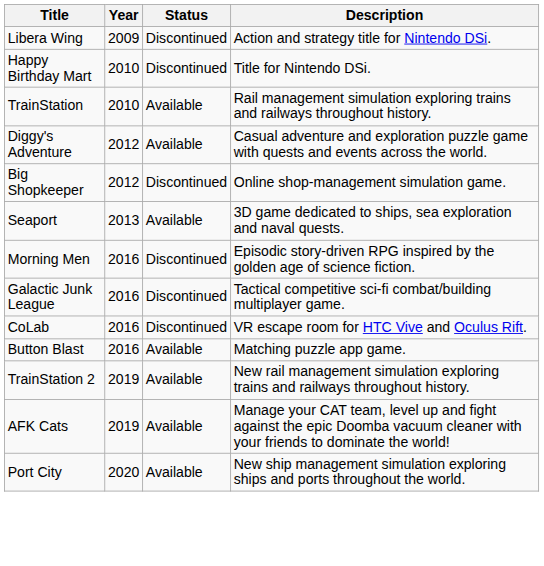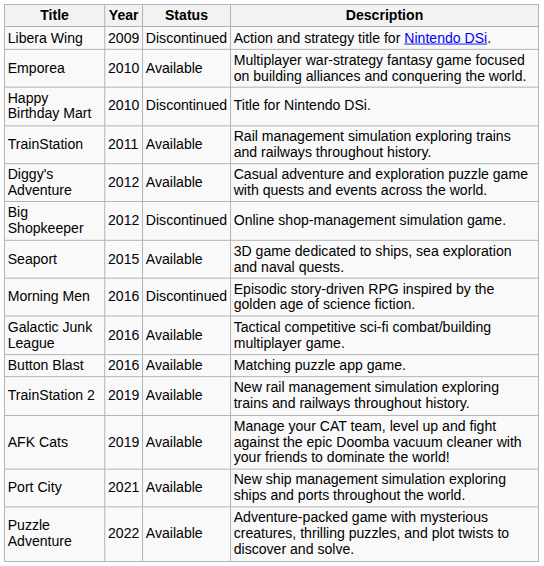+ row: (36, 68)
(124, 106) 2010 -> (123, 144) 2011
(124, 220) 2013 -> (124, 259) 2015
(186, 297) Discontinued -> (174, 335) Available
- row: (28, 327)
(124, 472) 2020 -> (124, 488) 2021
+ row: (40, 534)
